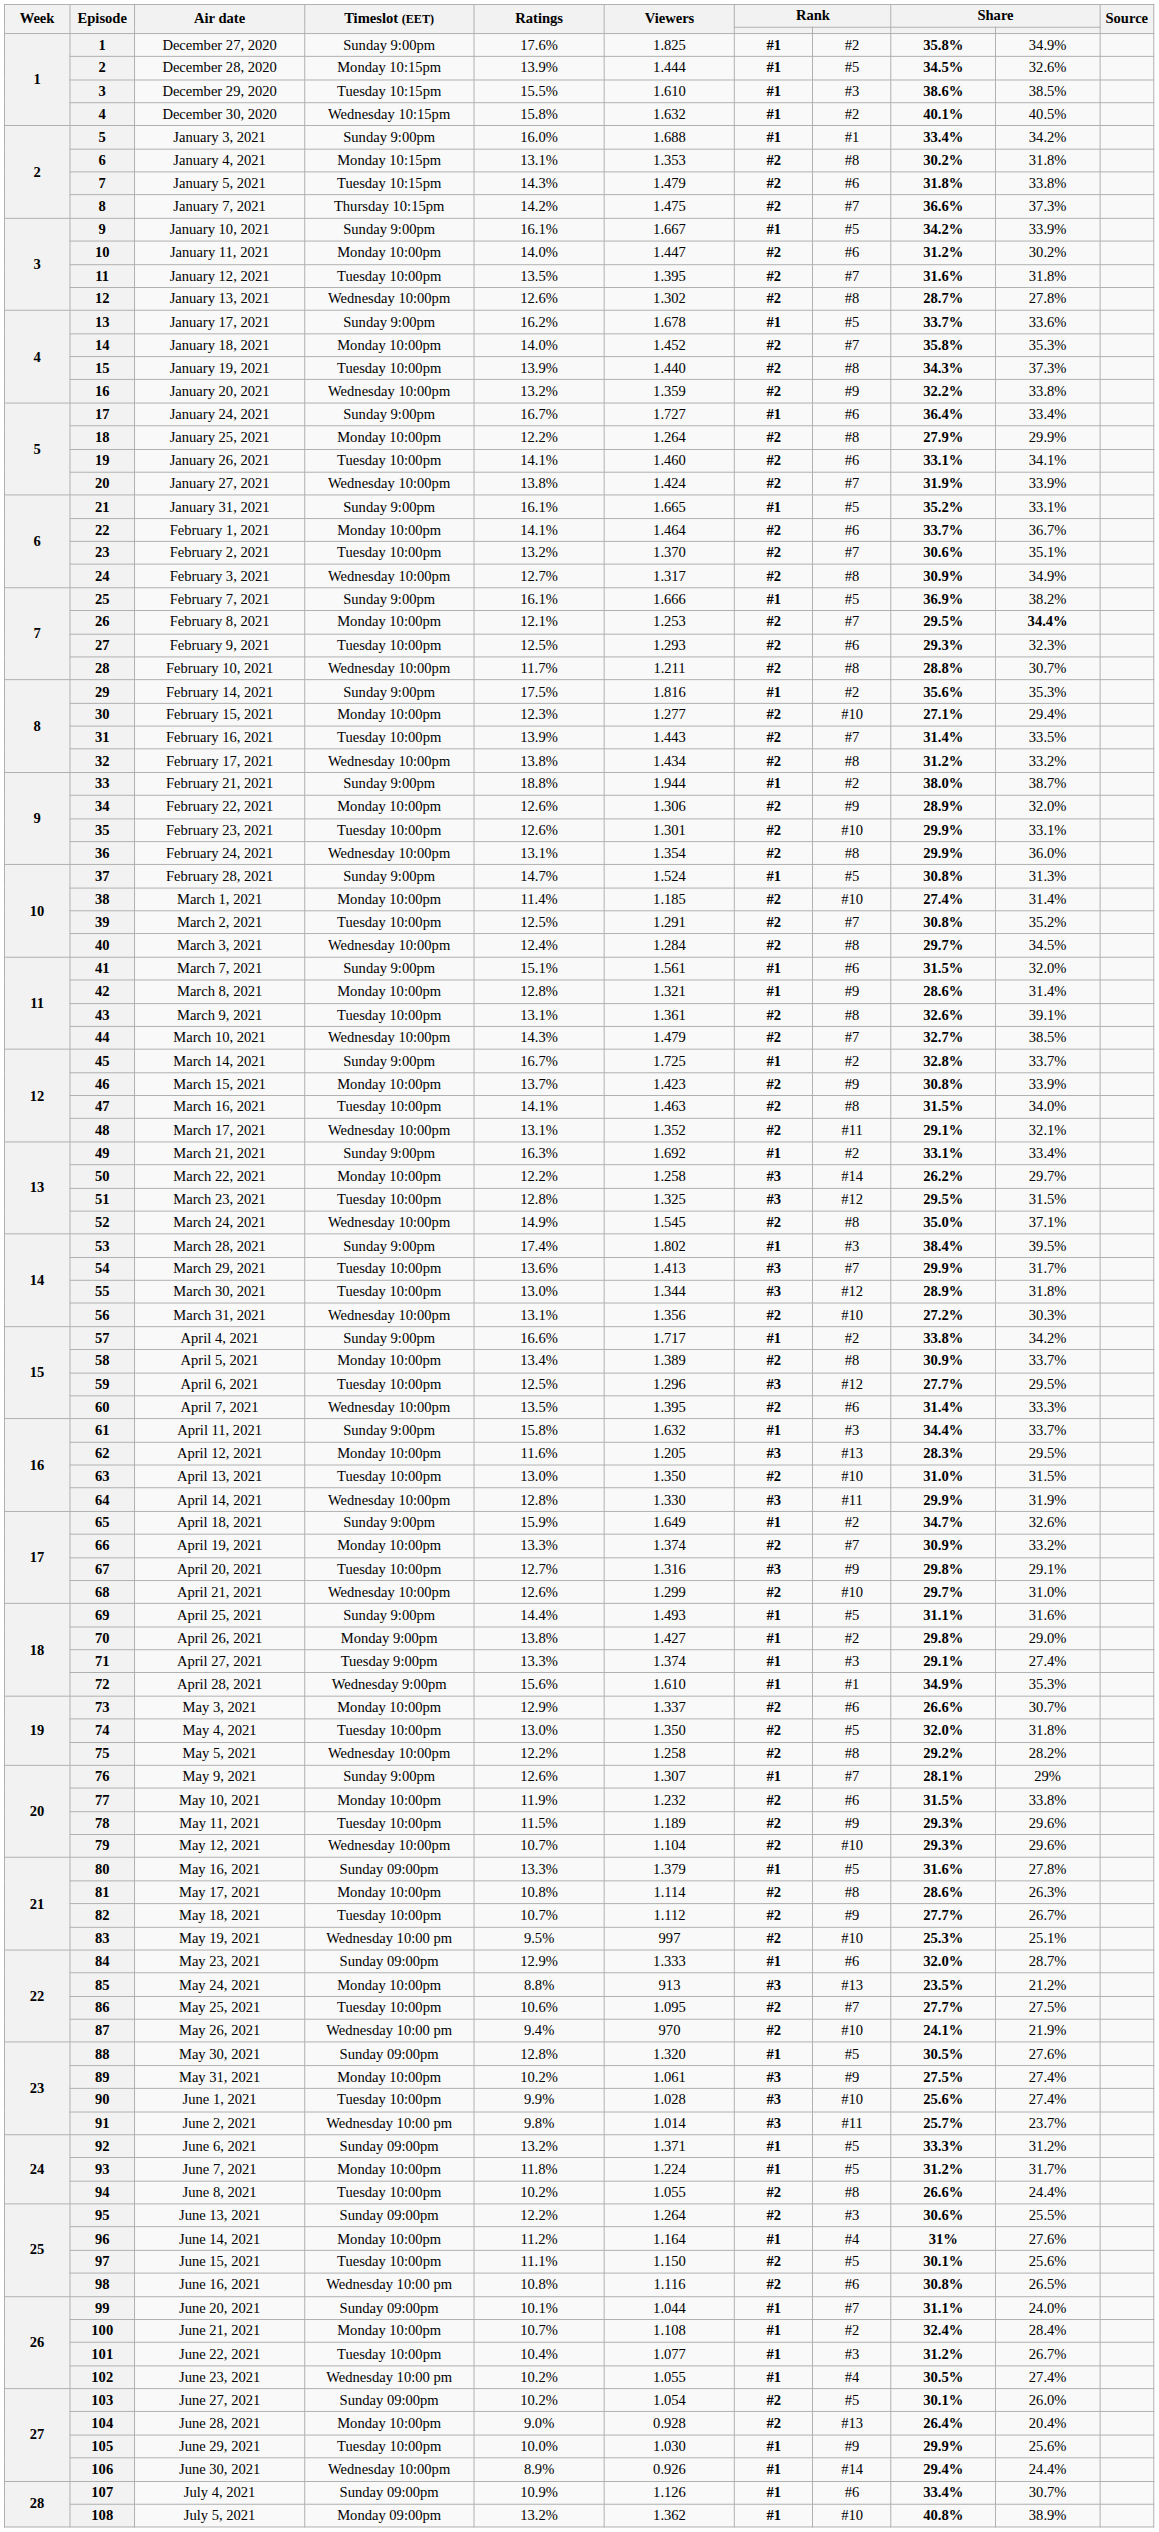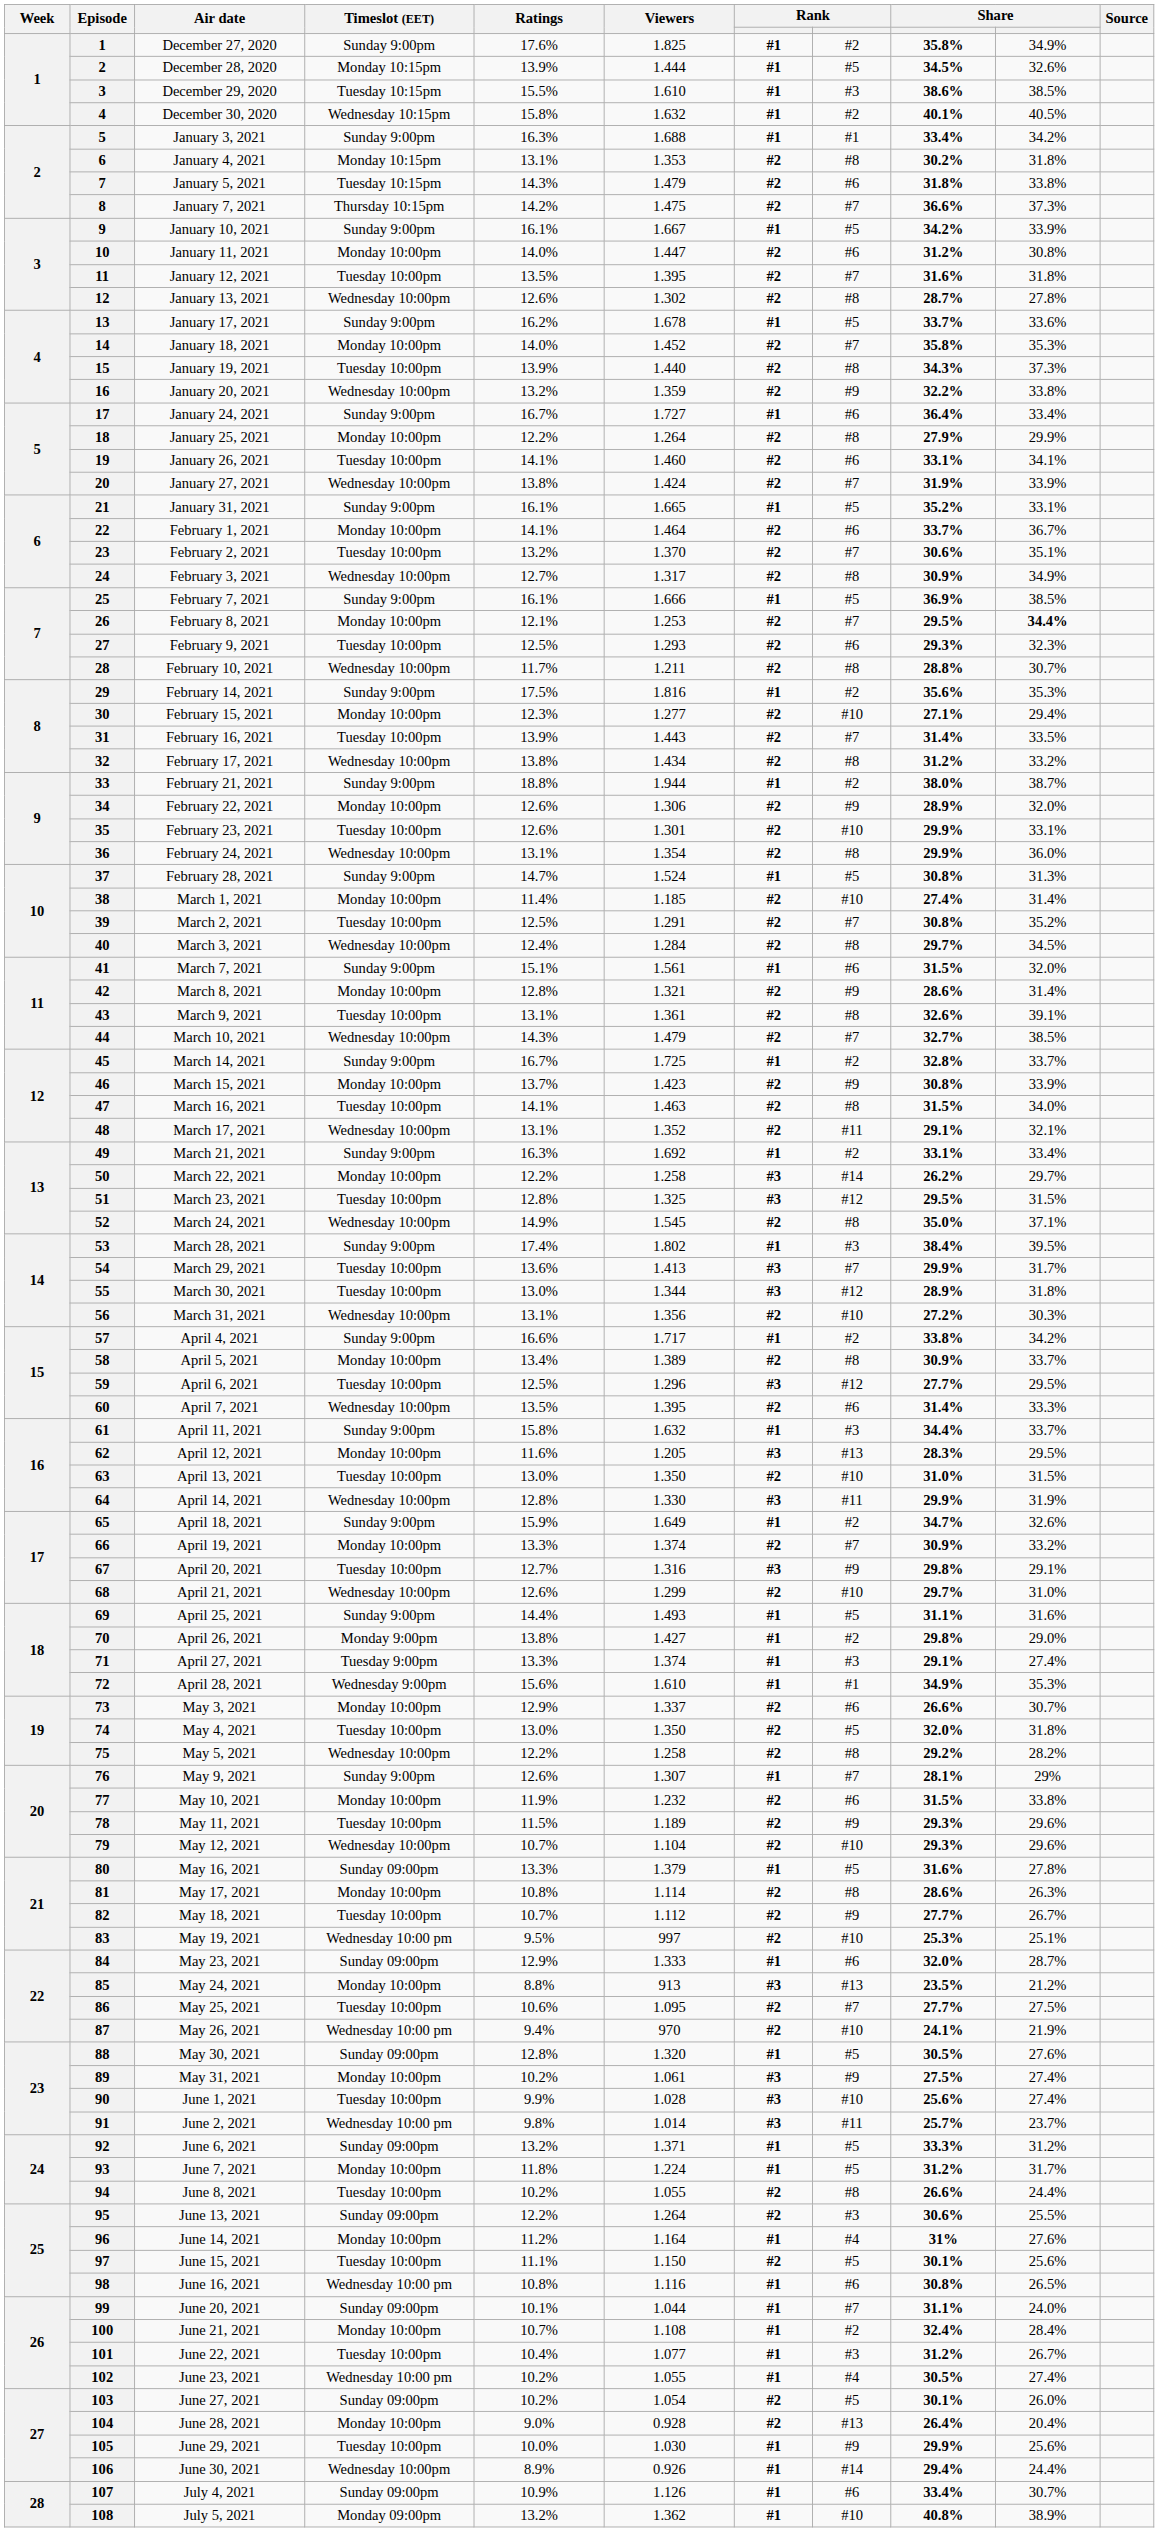(539, 137) 16.0% -> (539, 137) 16.3%
(1048, 252) 30.2% -> (1048, 252) 30.8%
(1048, 599) 38.2% -> (1048, 599) 38.5%
(774, 991) #1 -> (774, 991) #2
(774, 2284) #2 -> (774, 2284) #1
